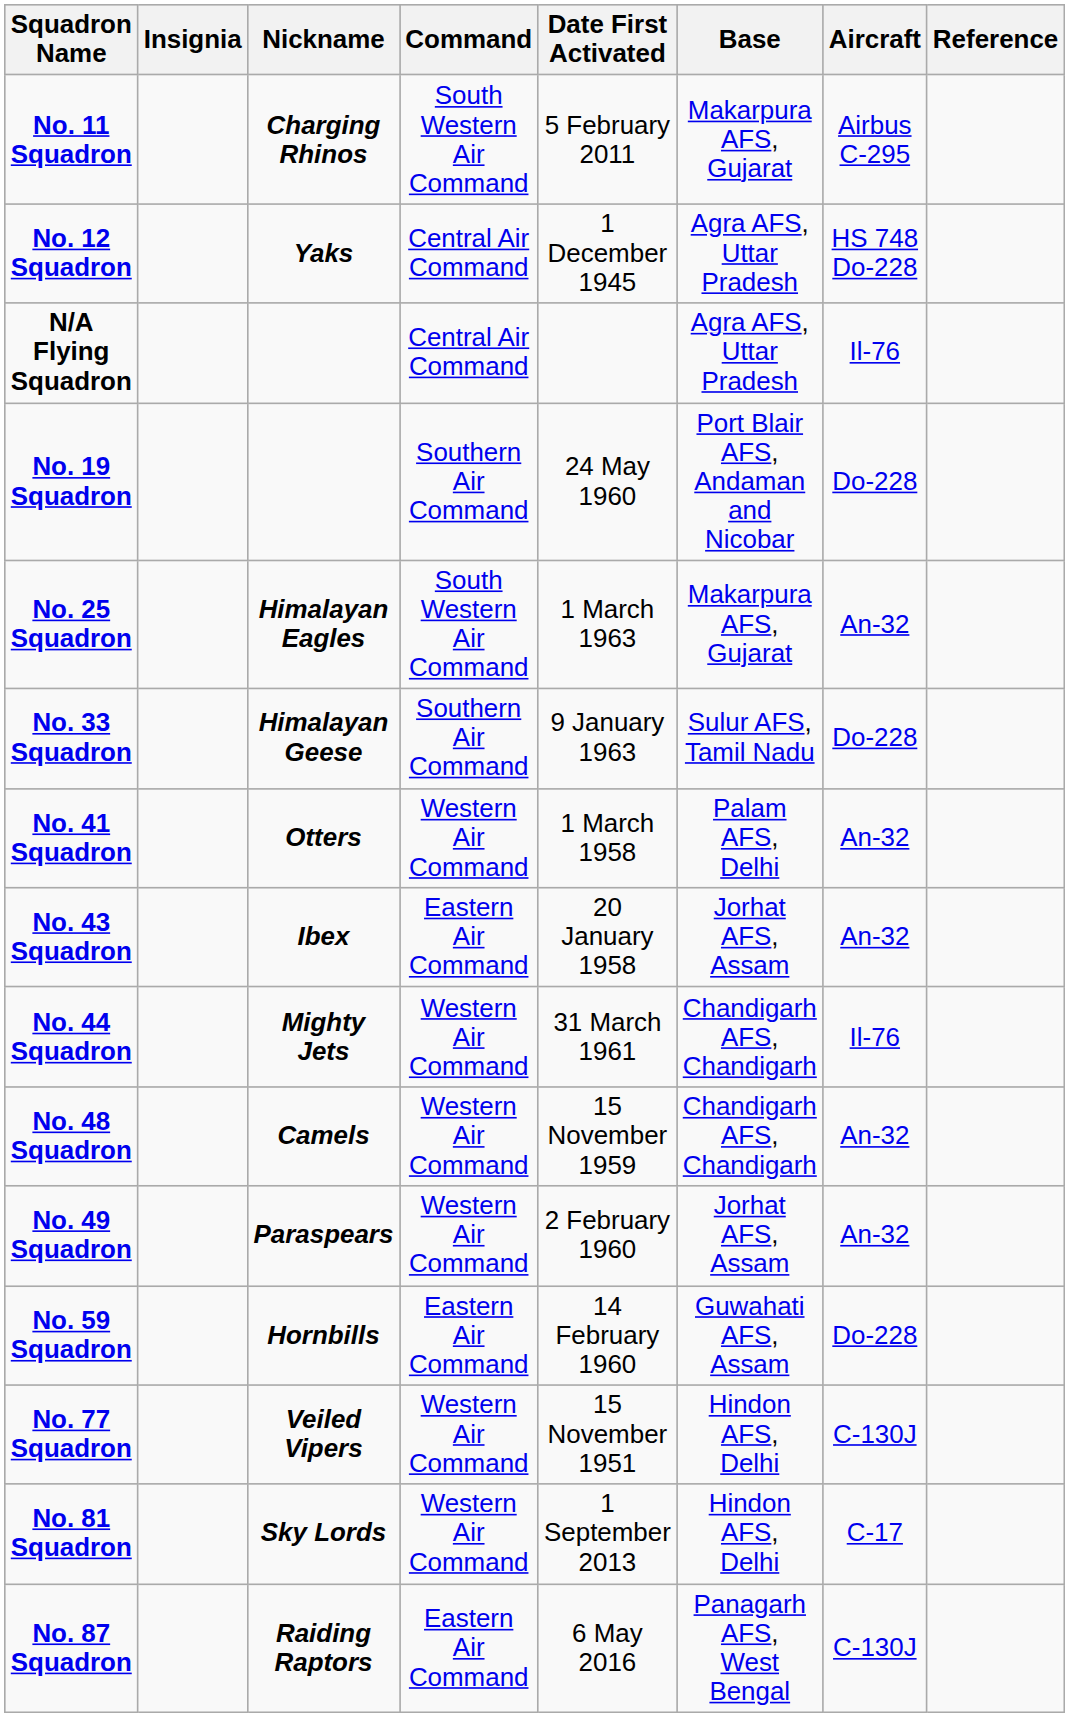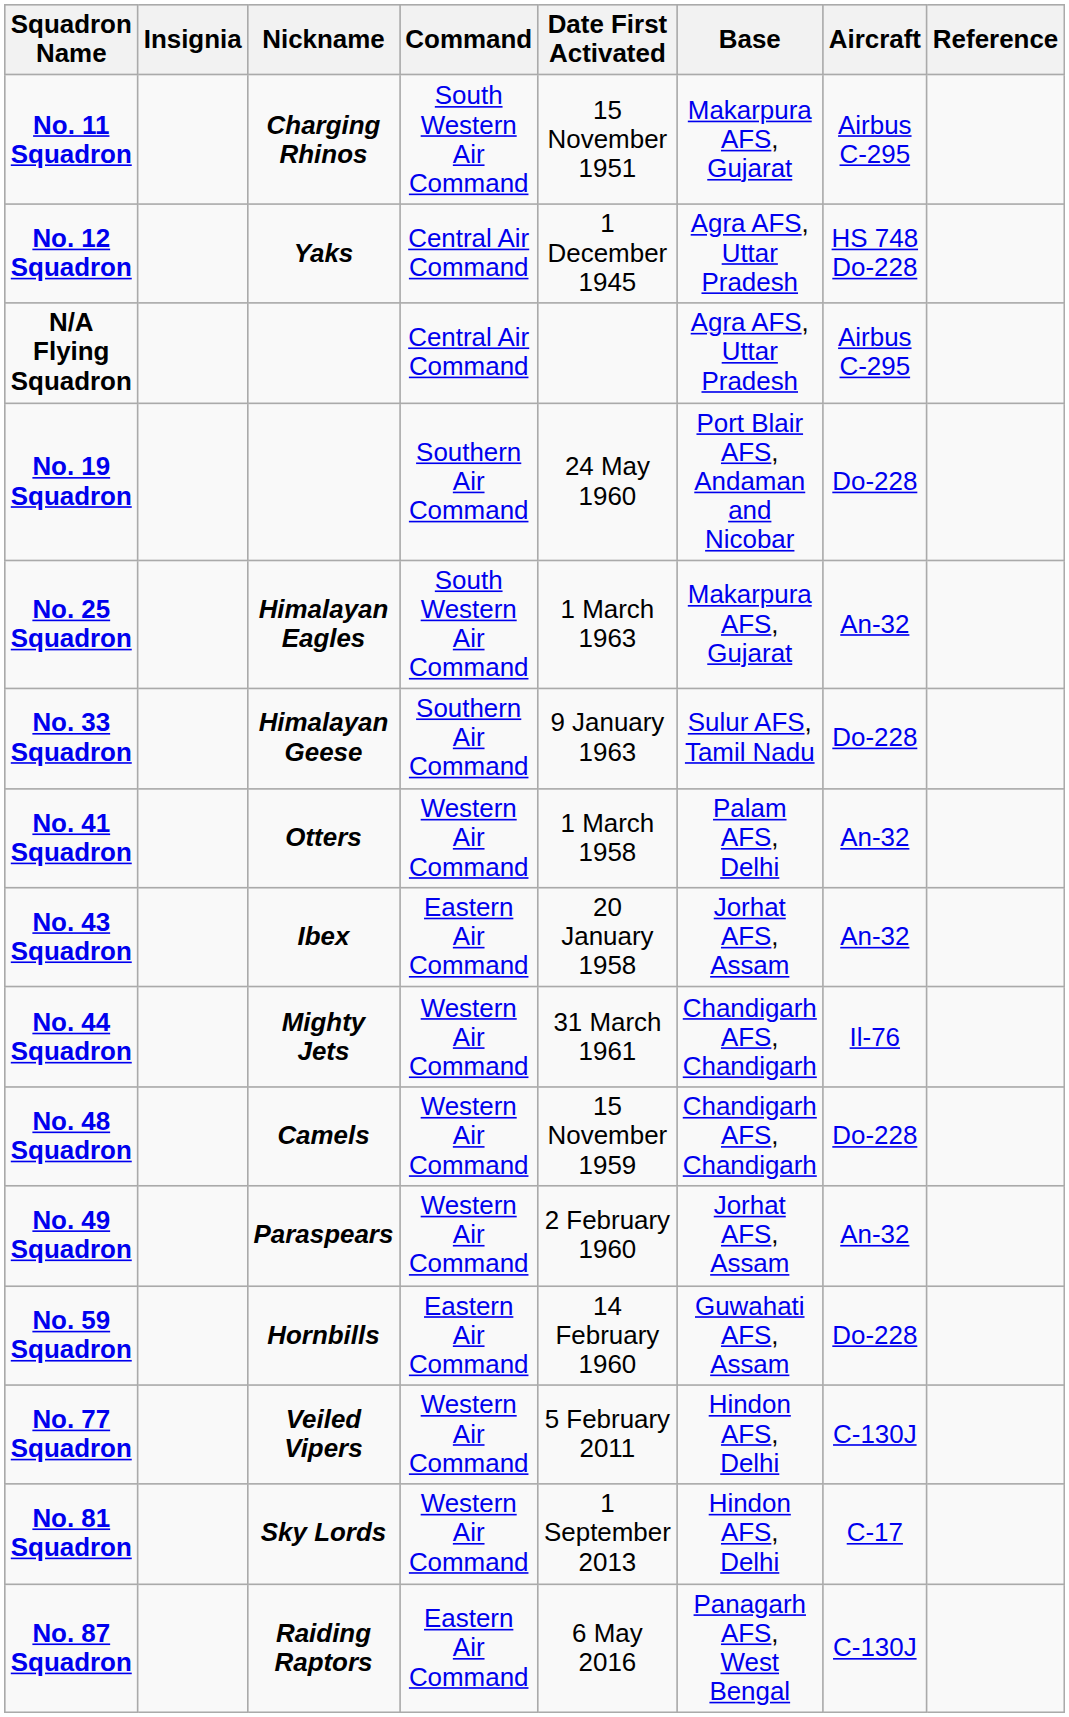(607, 139) 5 February 2011 -> (607, 139) 15 November 1951
(875, 352) Il-76 -> (875, 352) Airbus C-295
(875, 1135) An-32 -> (875, 1135) Do-228
(607, 1434) 15 November 1951 -> (607, 1434) 5 February 2011
